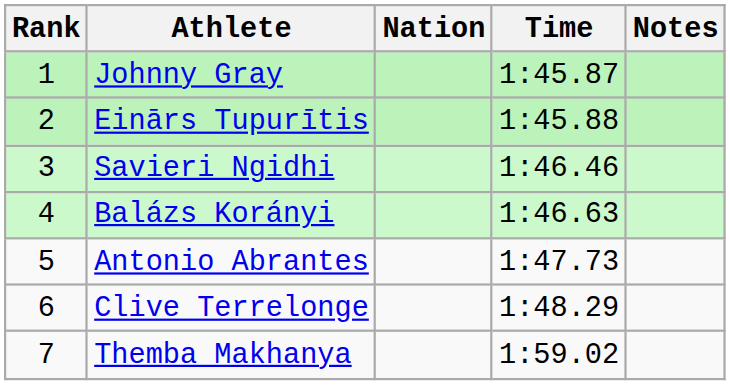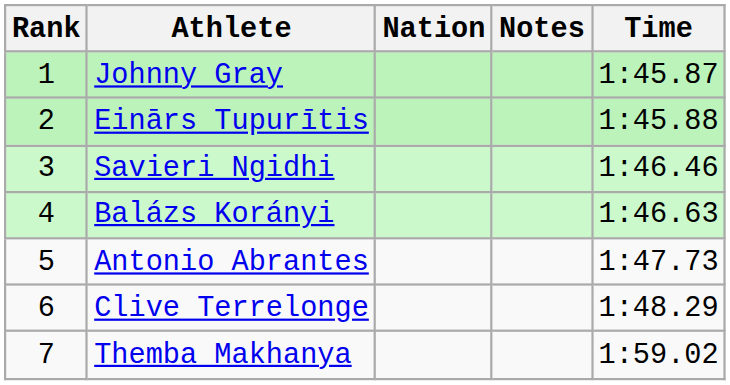columns swapped: (559, 28) <-> (676, 28)
